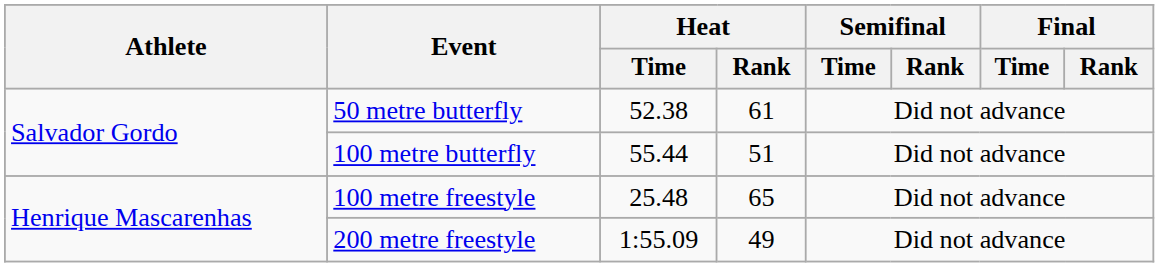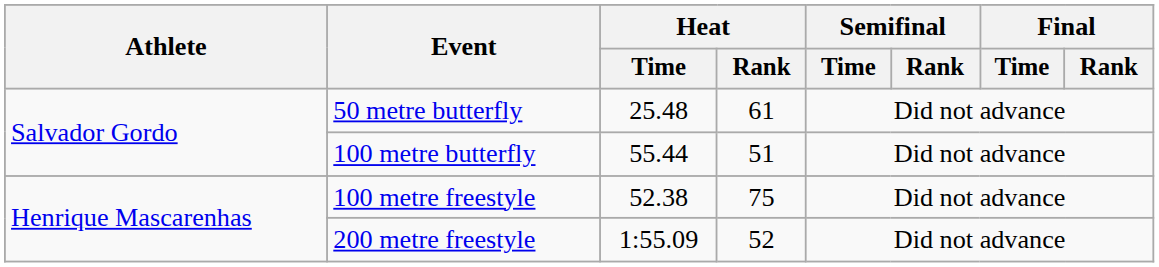(659, 110) 52.38 -> (659, 110) 25.48
(659, 197) 25.48 -> (659, 197) 52.38
(761, 197) 65 -> (761, 197) 75
(761, 240) 49 -> (761, 240) 52
